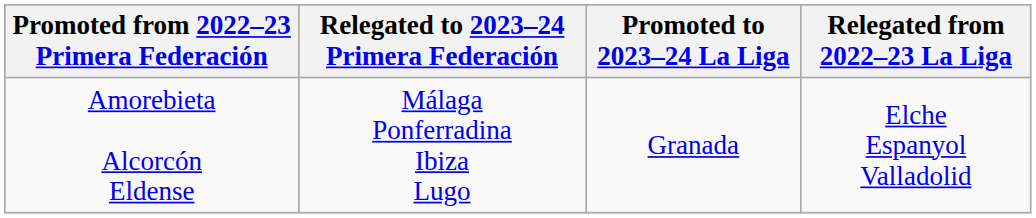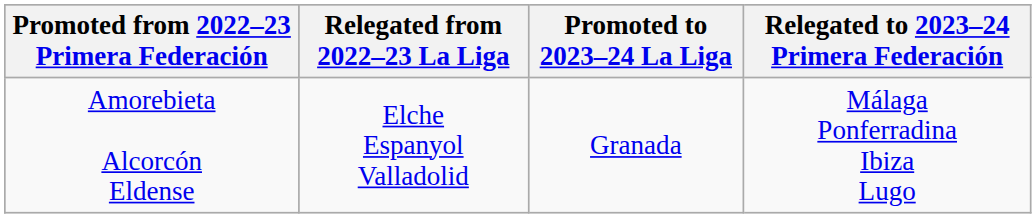columns swapped: (916, 41) <-> (442, 41)
